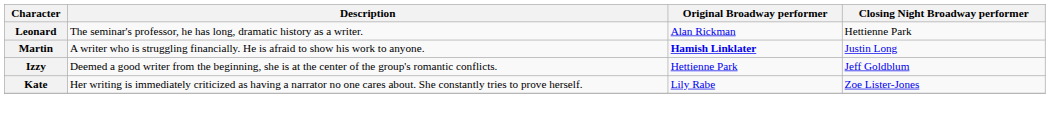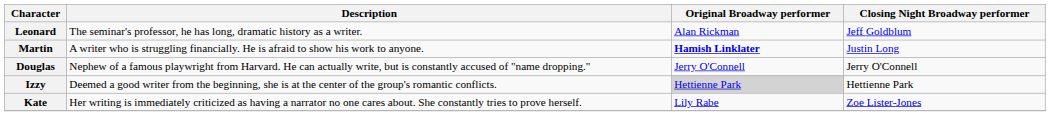(878, 31) Hettienne Park -> (879, 31) Jeff Goldblum
+ row: (36, 66)
(704, 66) no background -> (708, 84) lightgrey background
(877, 66) Jeff Goldblum -> (880, 84) Hettienne Park
